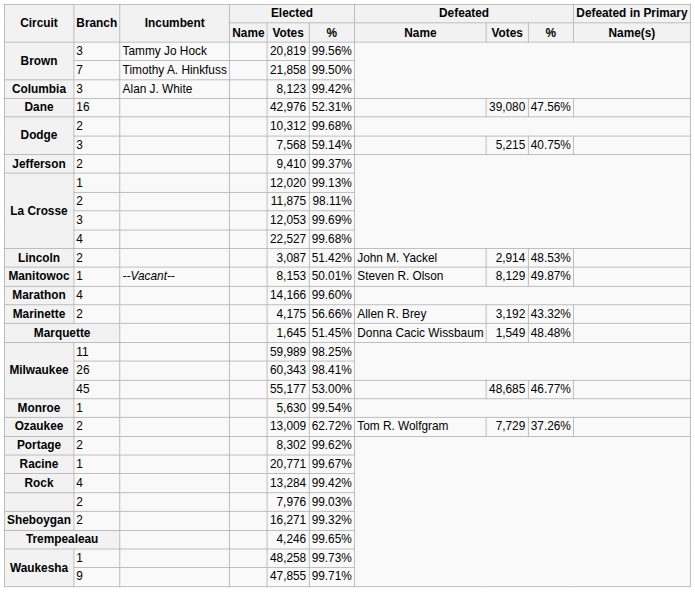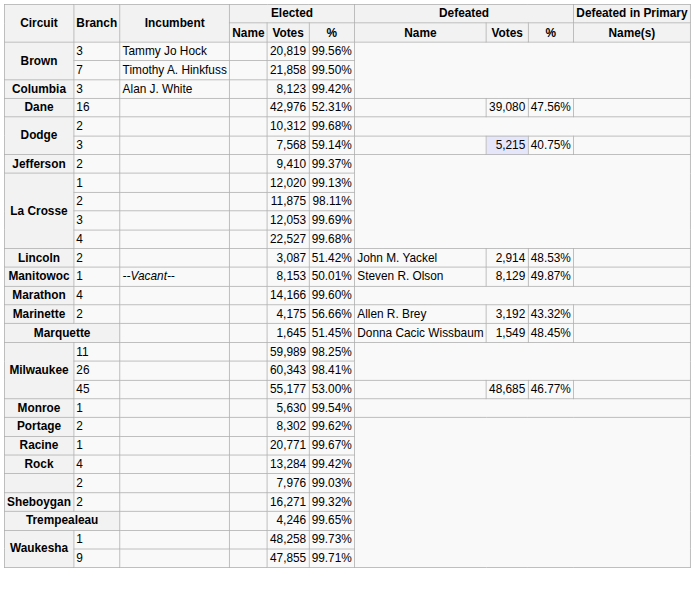(510, 145) no background -> (510, 145) lavender background
(551, 333) 48.48% -> (551, 333) 48.45%
- row: (39, 426)
